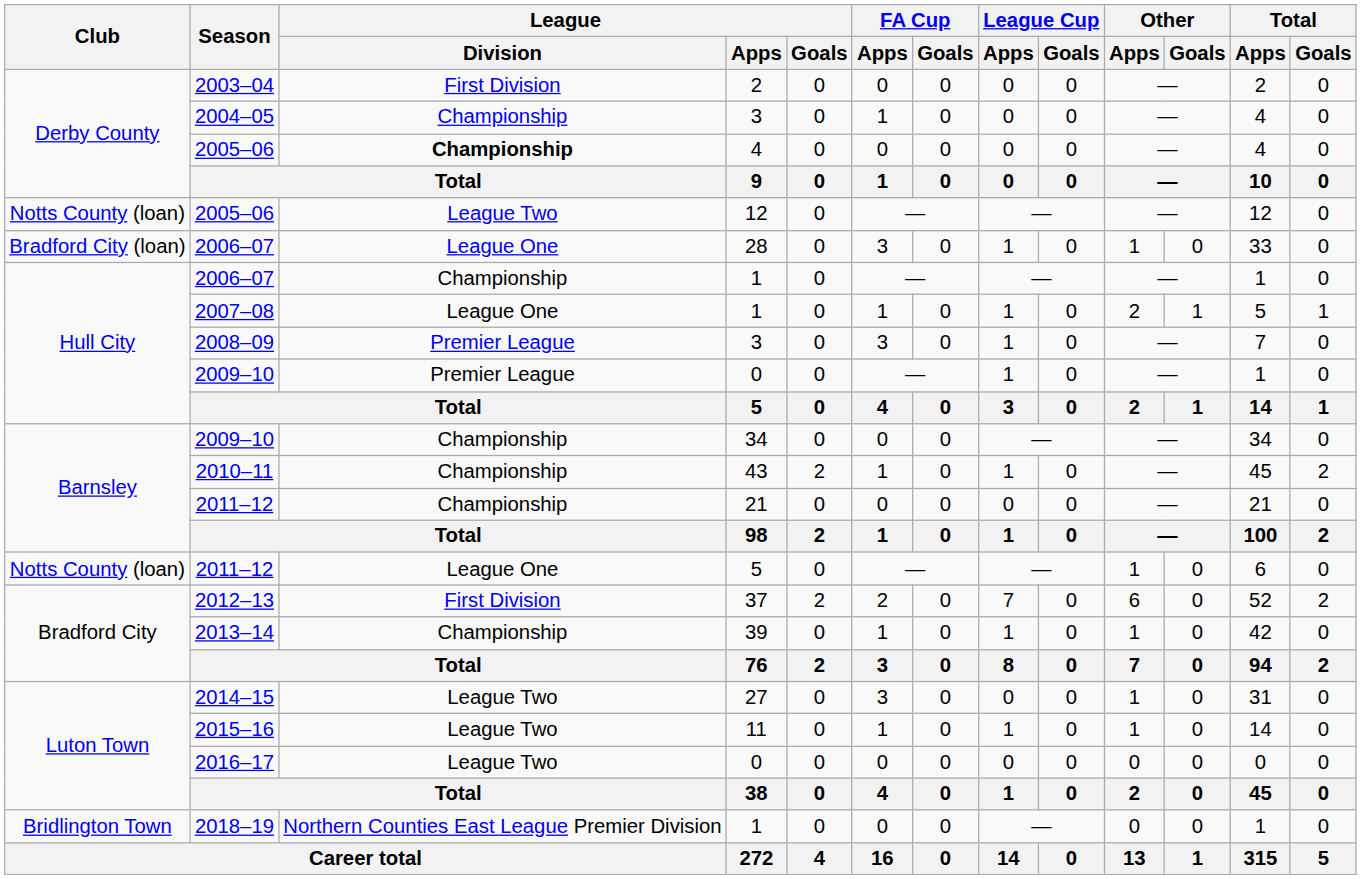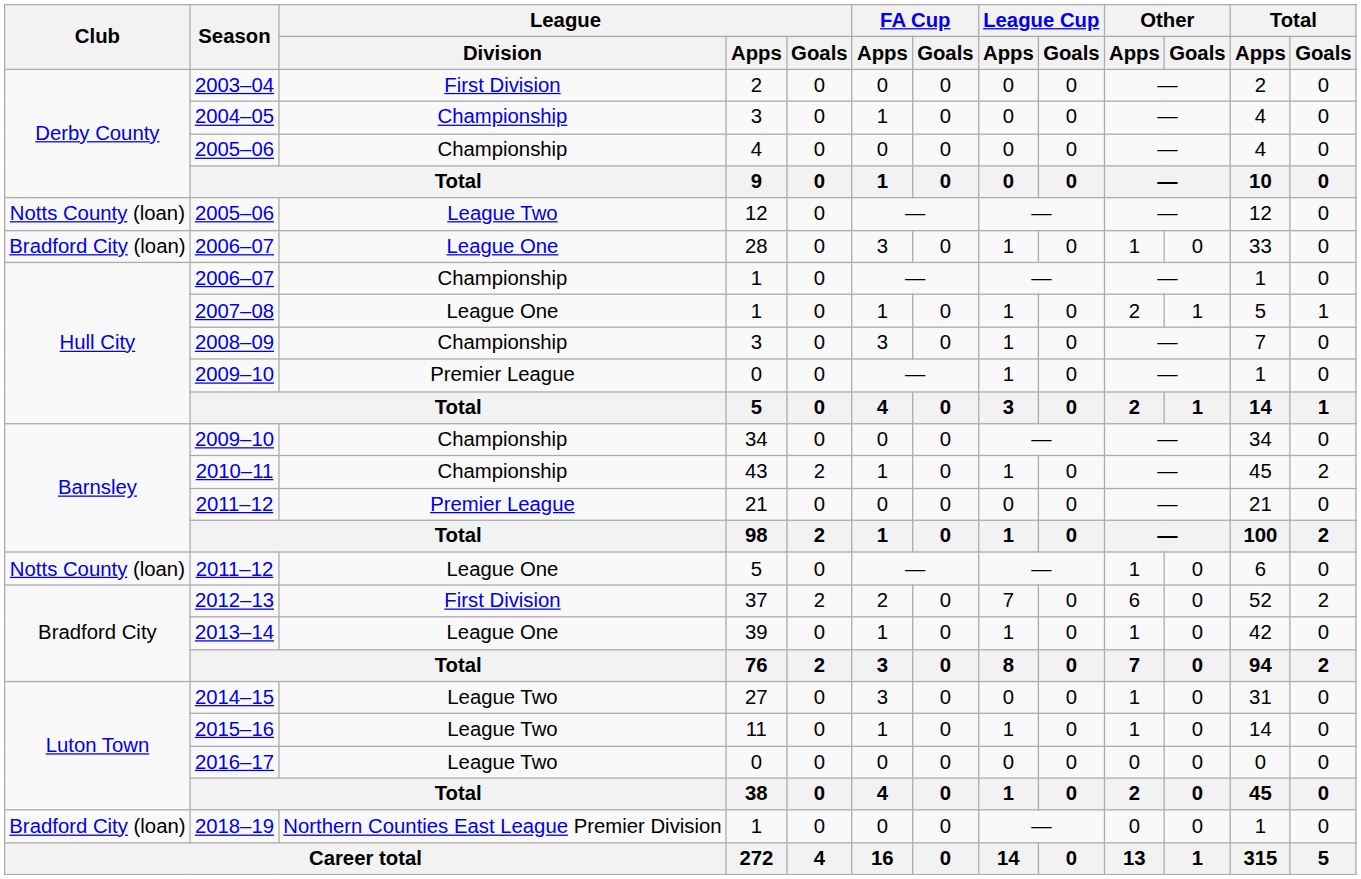(502, 149) bold -> (502, 149) normal
(502, 342) Premier League -> (502, 342) Championship
(502, 504) Championship -> (502, 504) Premier League
(502, 632) Championship -> (502, 632) League One
(97, 826) Bridlington Town -> (97, 826) Bradford City (loan)
